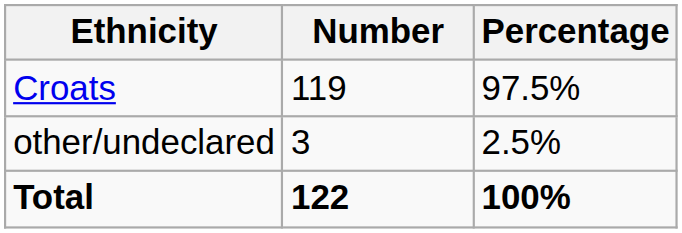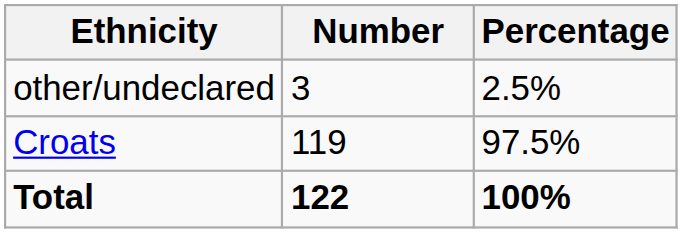rows swapped: (64, 87) <-> (144, 142)
